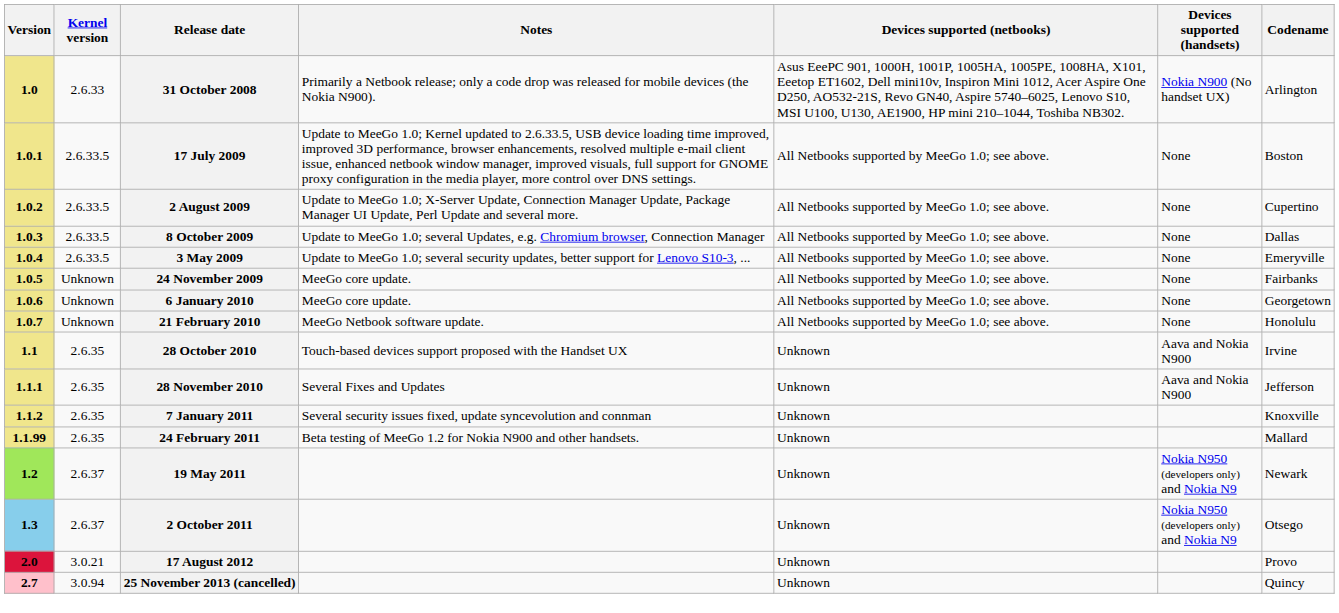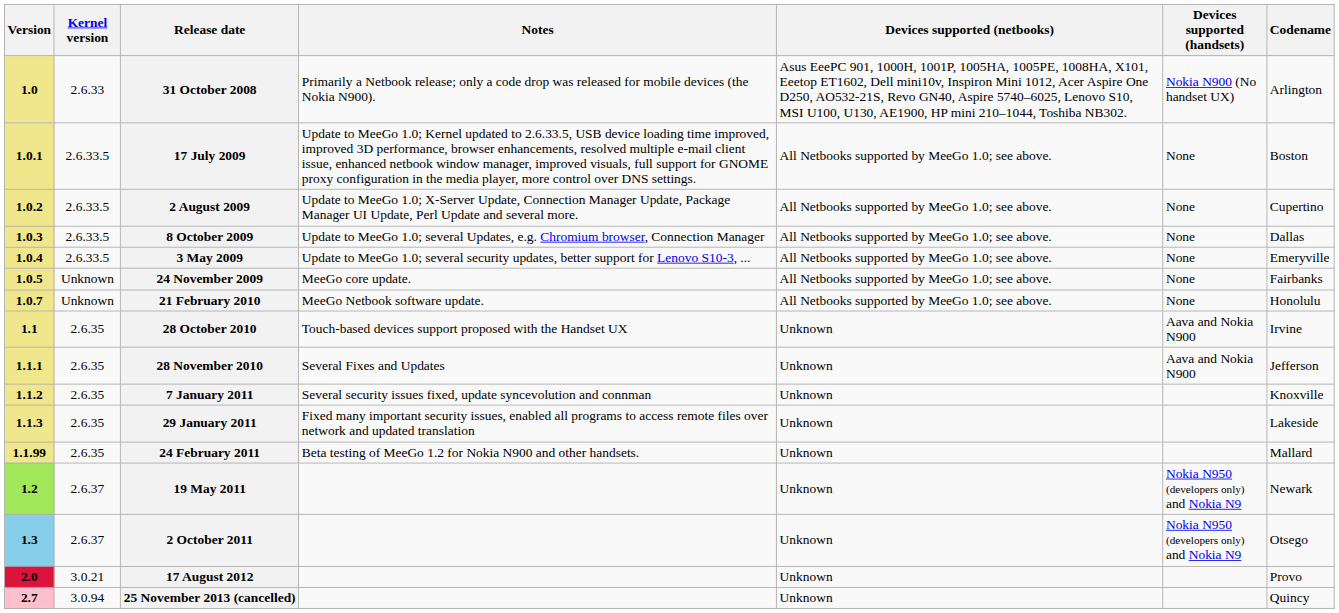- row: (210, 300)
+ row: (210, 423)
